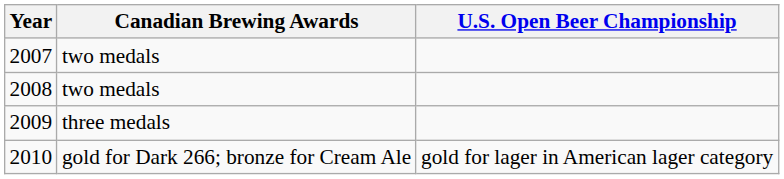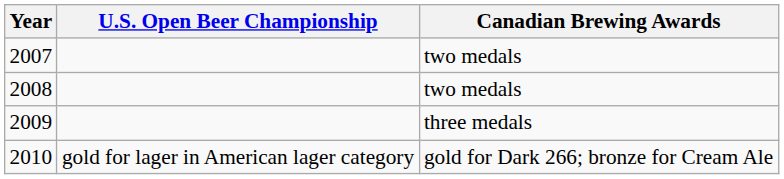columns swapped: (237, 21) <-> (597, 21)
